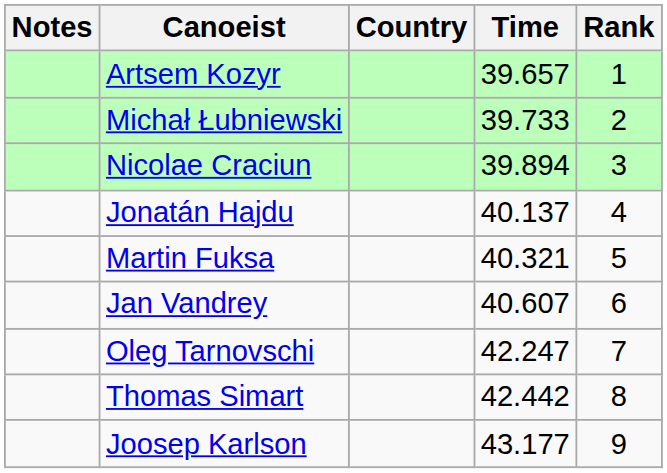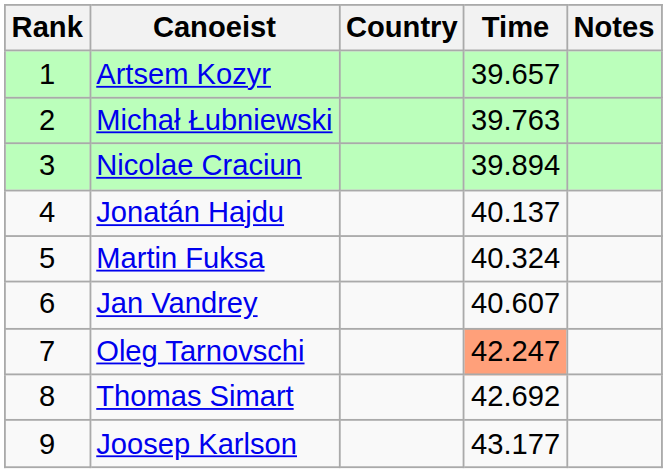columns swapped: (619, 27) <-> (52, 27)
(525, 119) 39.733 -> (516, 119) 39.763
(525, 258) 40.321 -> (516, 258) 40.324
(525, 350) no background -> (516, 350) lightsalmon background
(525, 397) 42.442 -> (516, 397) 42.692
